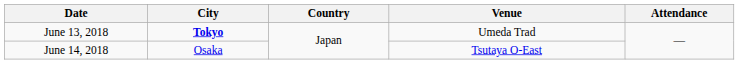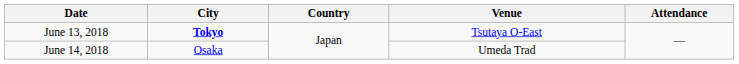(507, 31) Umeda Trad -> (507, 31) Tsutaya O-East
(507, 50) Tsutaya O-East -> (507, 50) Umeda Trad
